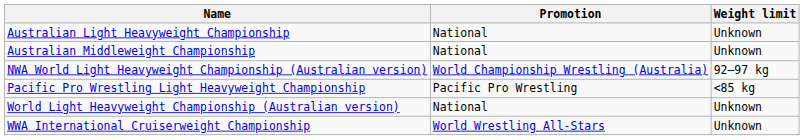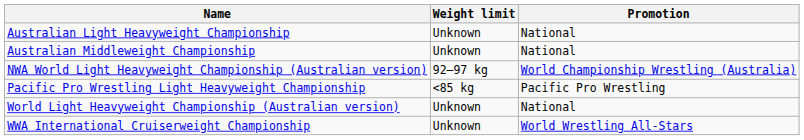columns swapped: (571, 14) <-> (755, 14)
